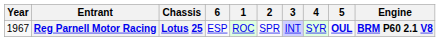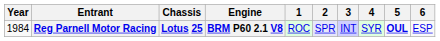columns swapped: (395, 13) <-> (217, 13)
(18, 29) 1967 -> (18, 29) 1984
(270, 29) no background -> (325, 29) lavender background
